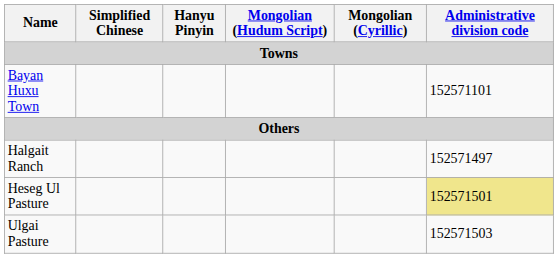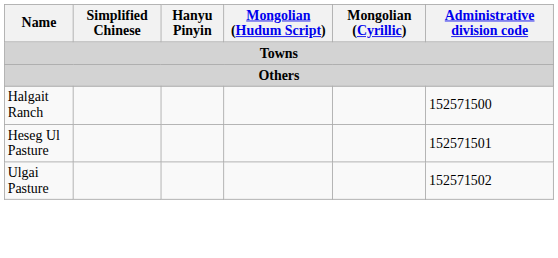- row: (25, 91)
(461, 158) 152571497 -> (460, 105) 152571500
(461, 196) khaki background -> (460, 142) no background
(461, 234) 152571503 -> (460, 180) 152571502
